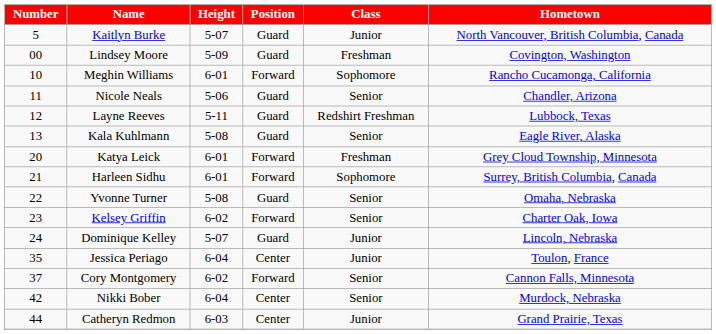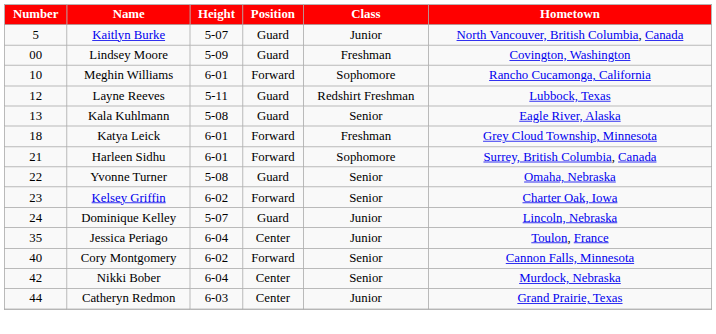- row: (129, 95)
(36, 156) 20 -> (36, 136) 18
(36, 278) 37 -> (36, 258) 40
